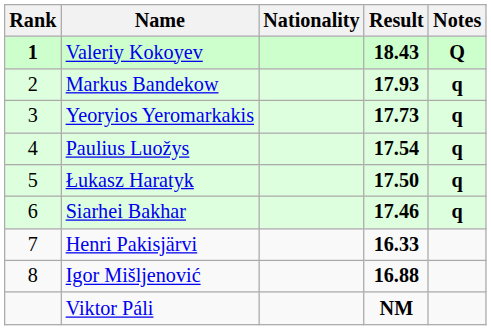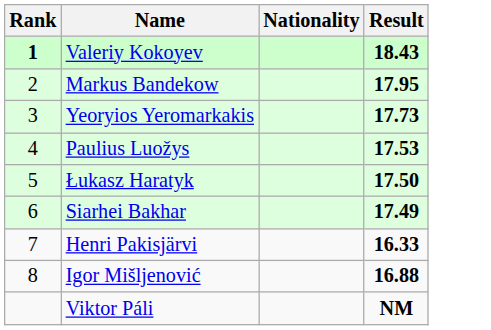- column: (457, 20)
(396, 84) 17.93 -> (396, 84) 17.95
(396, 148) 17.54 -> (396, 148) 17.53
(396, 212) 17.46 -> (396, 212) 17.49
